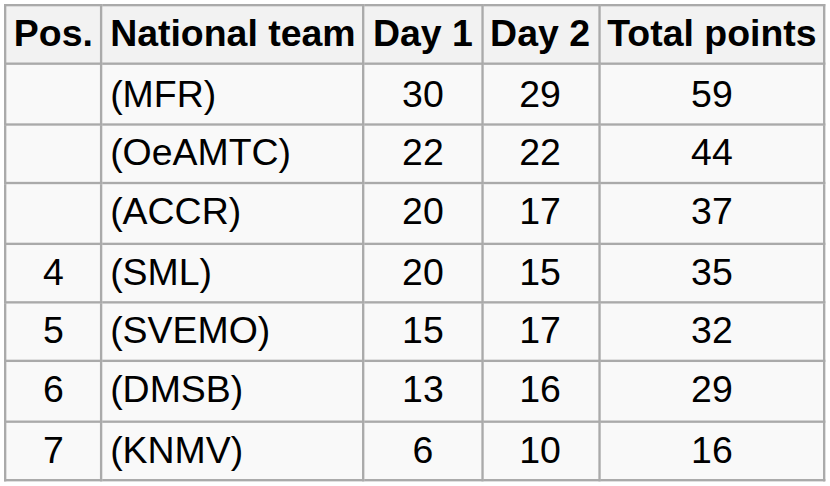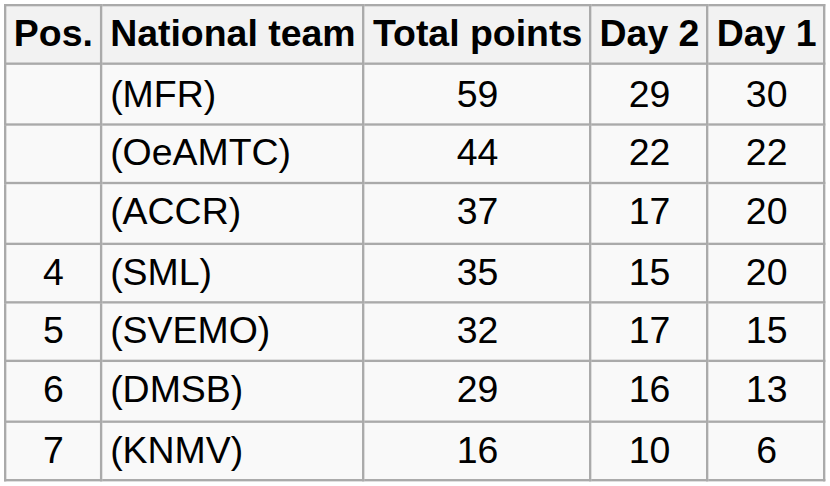columns swapped: (423, 34) <-> (712, 34)
